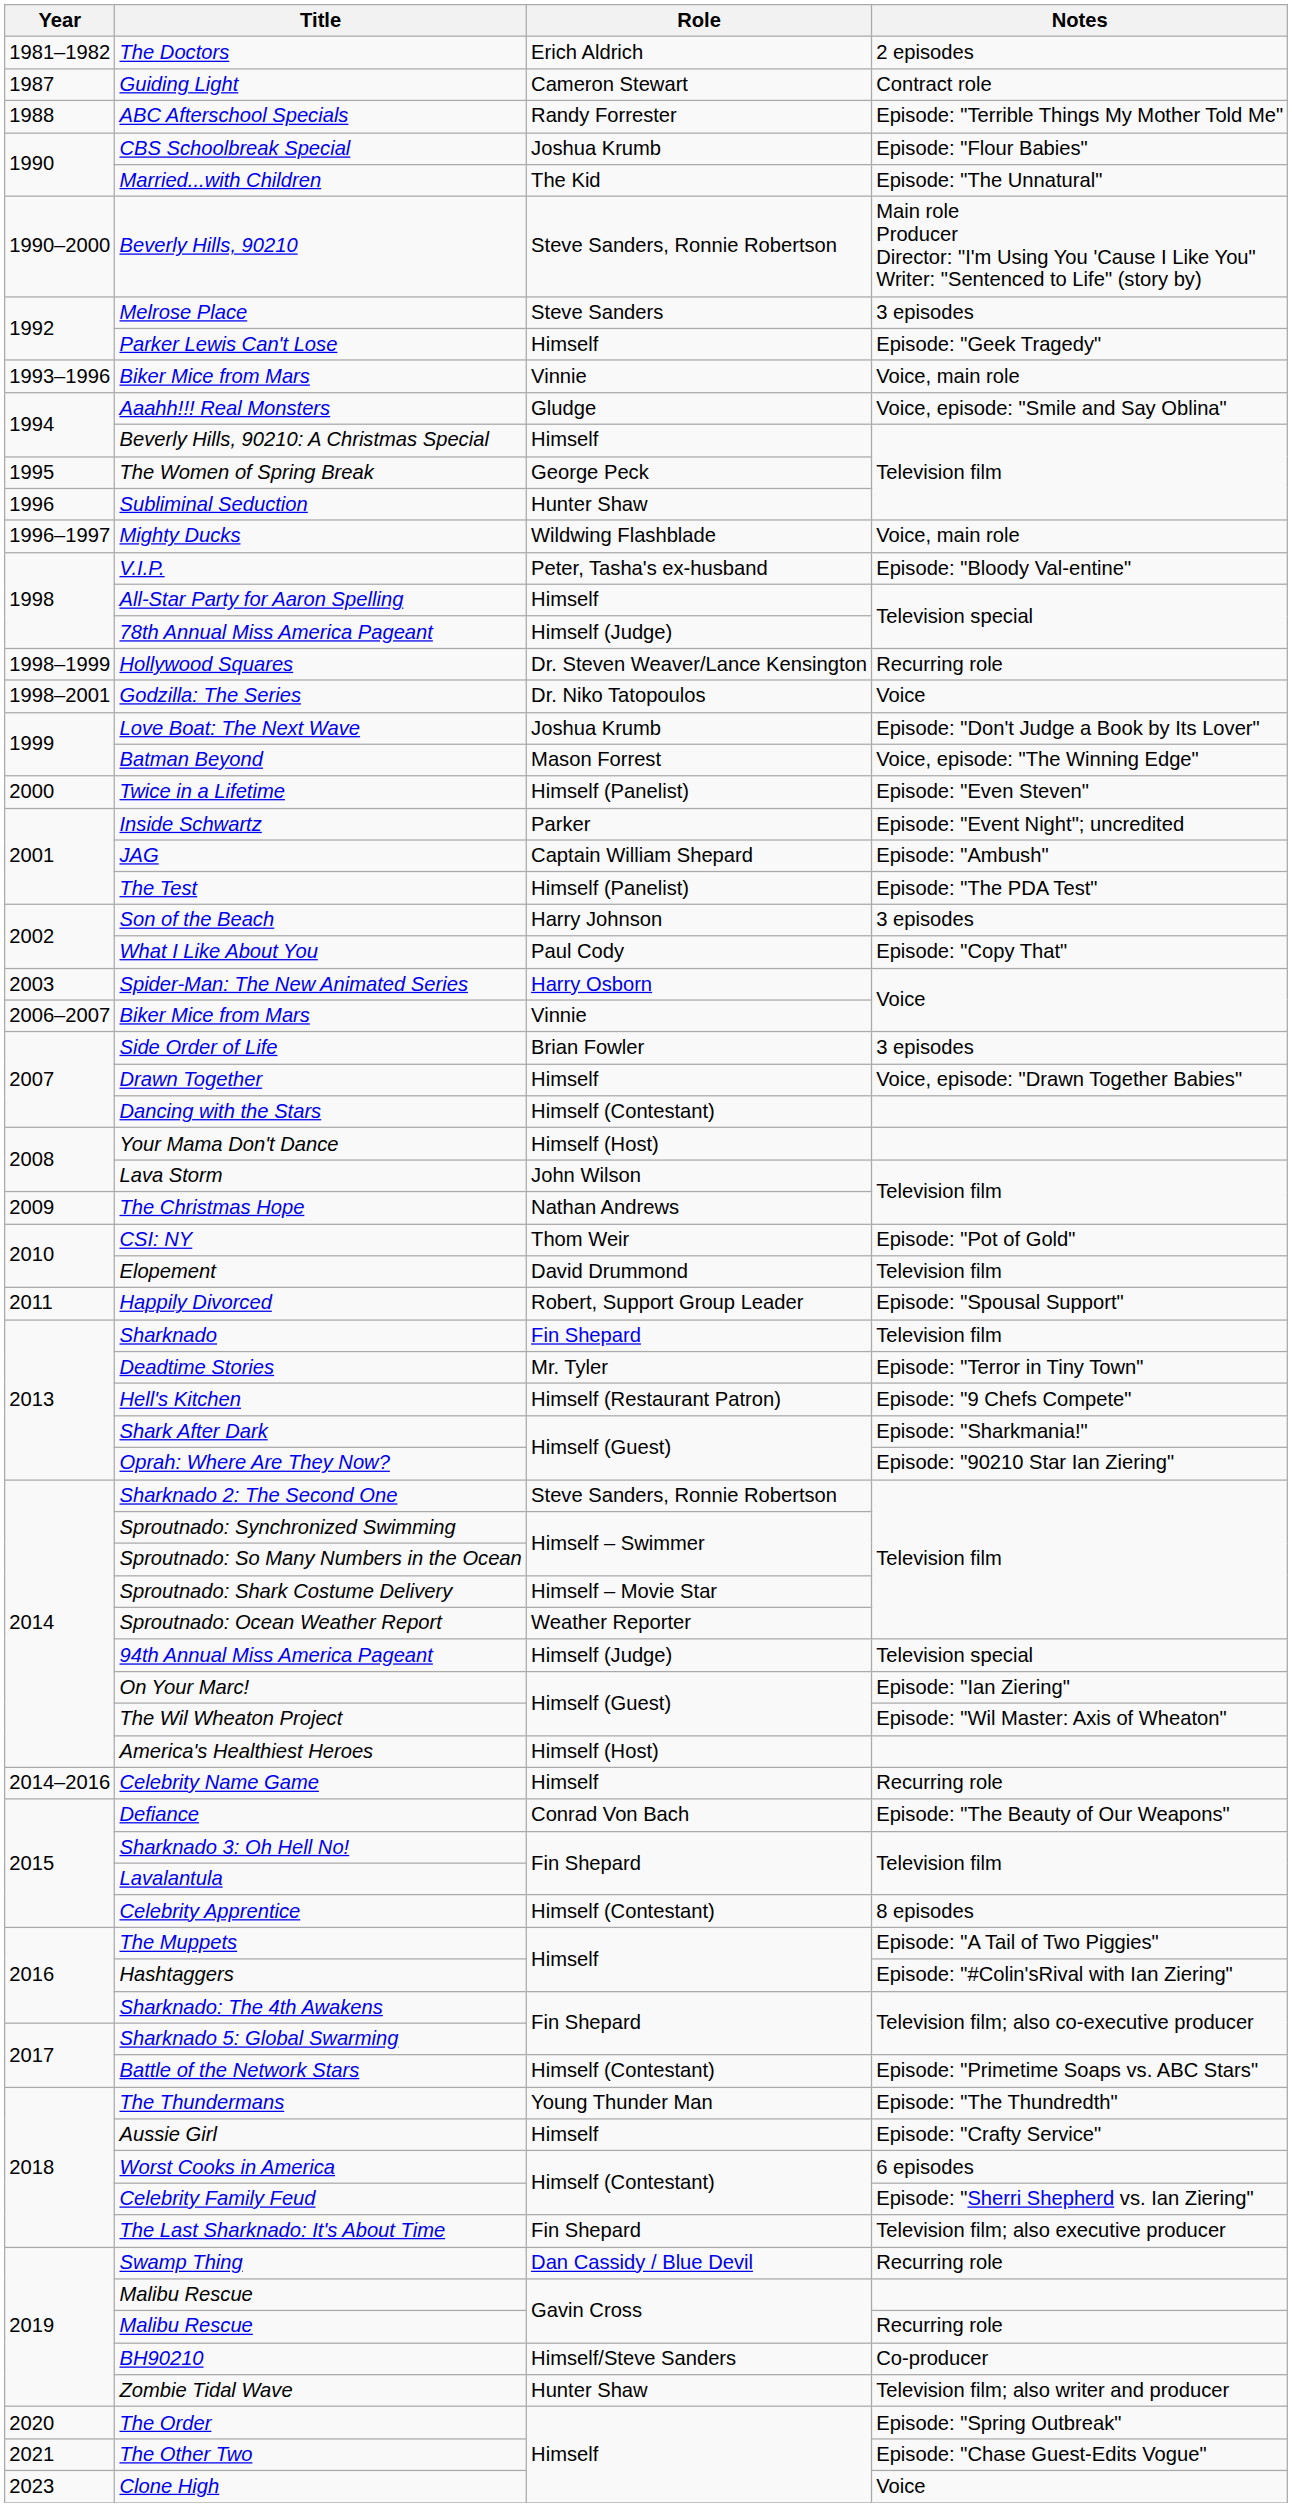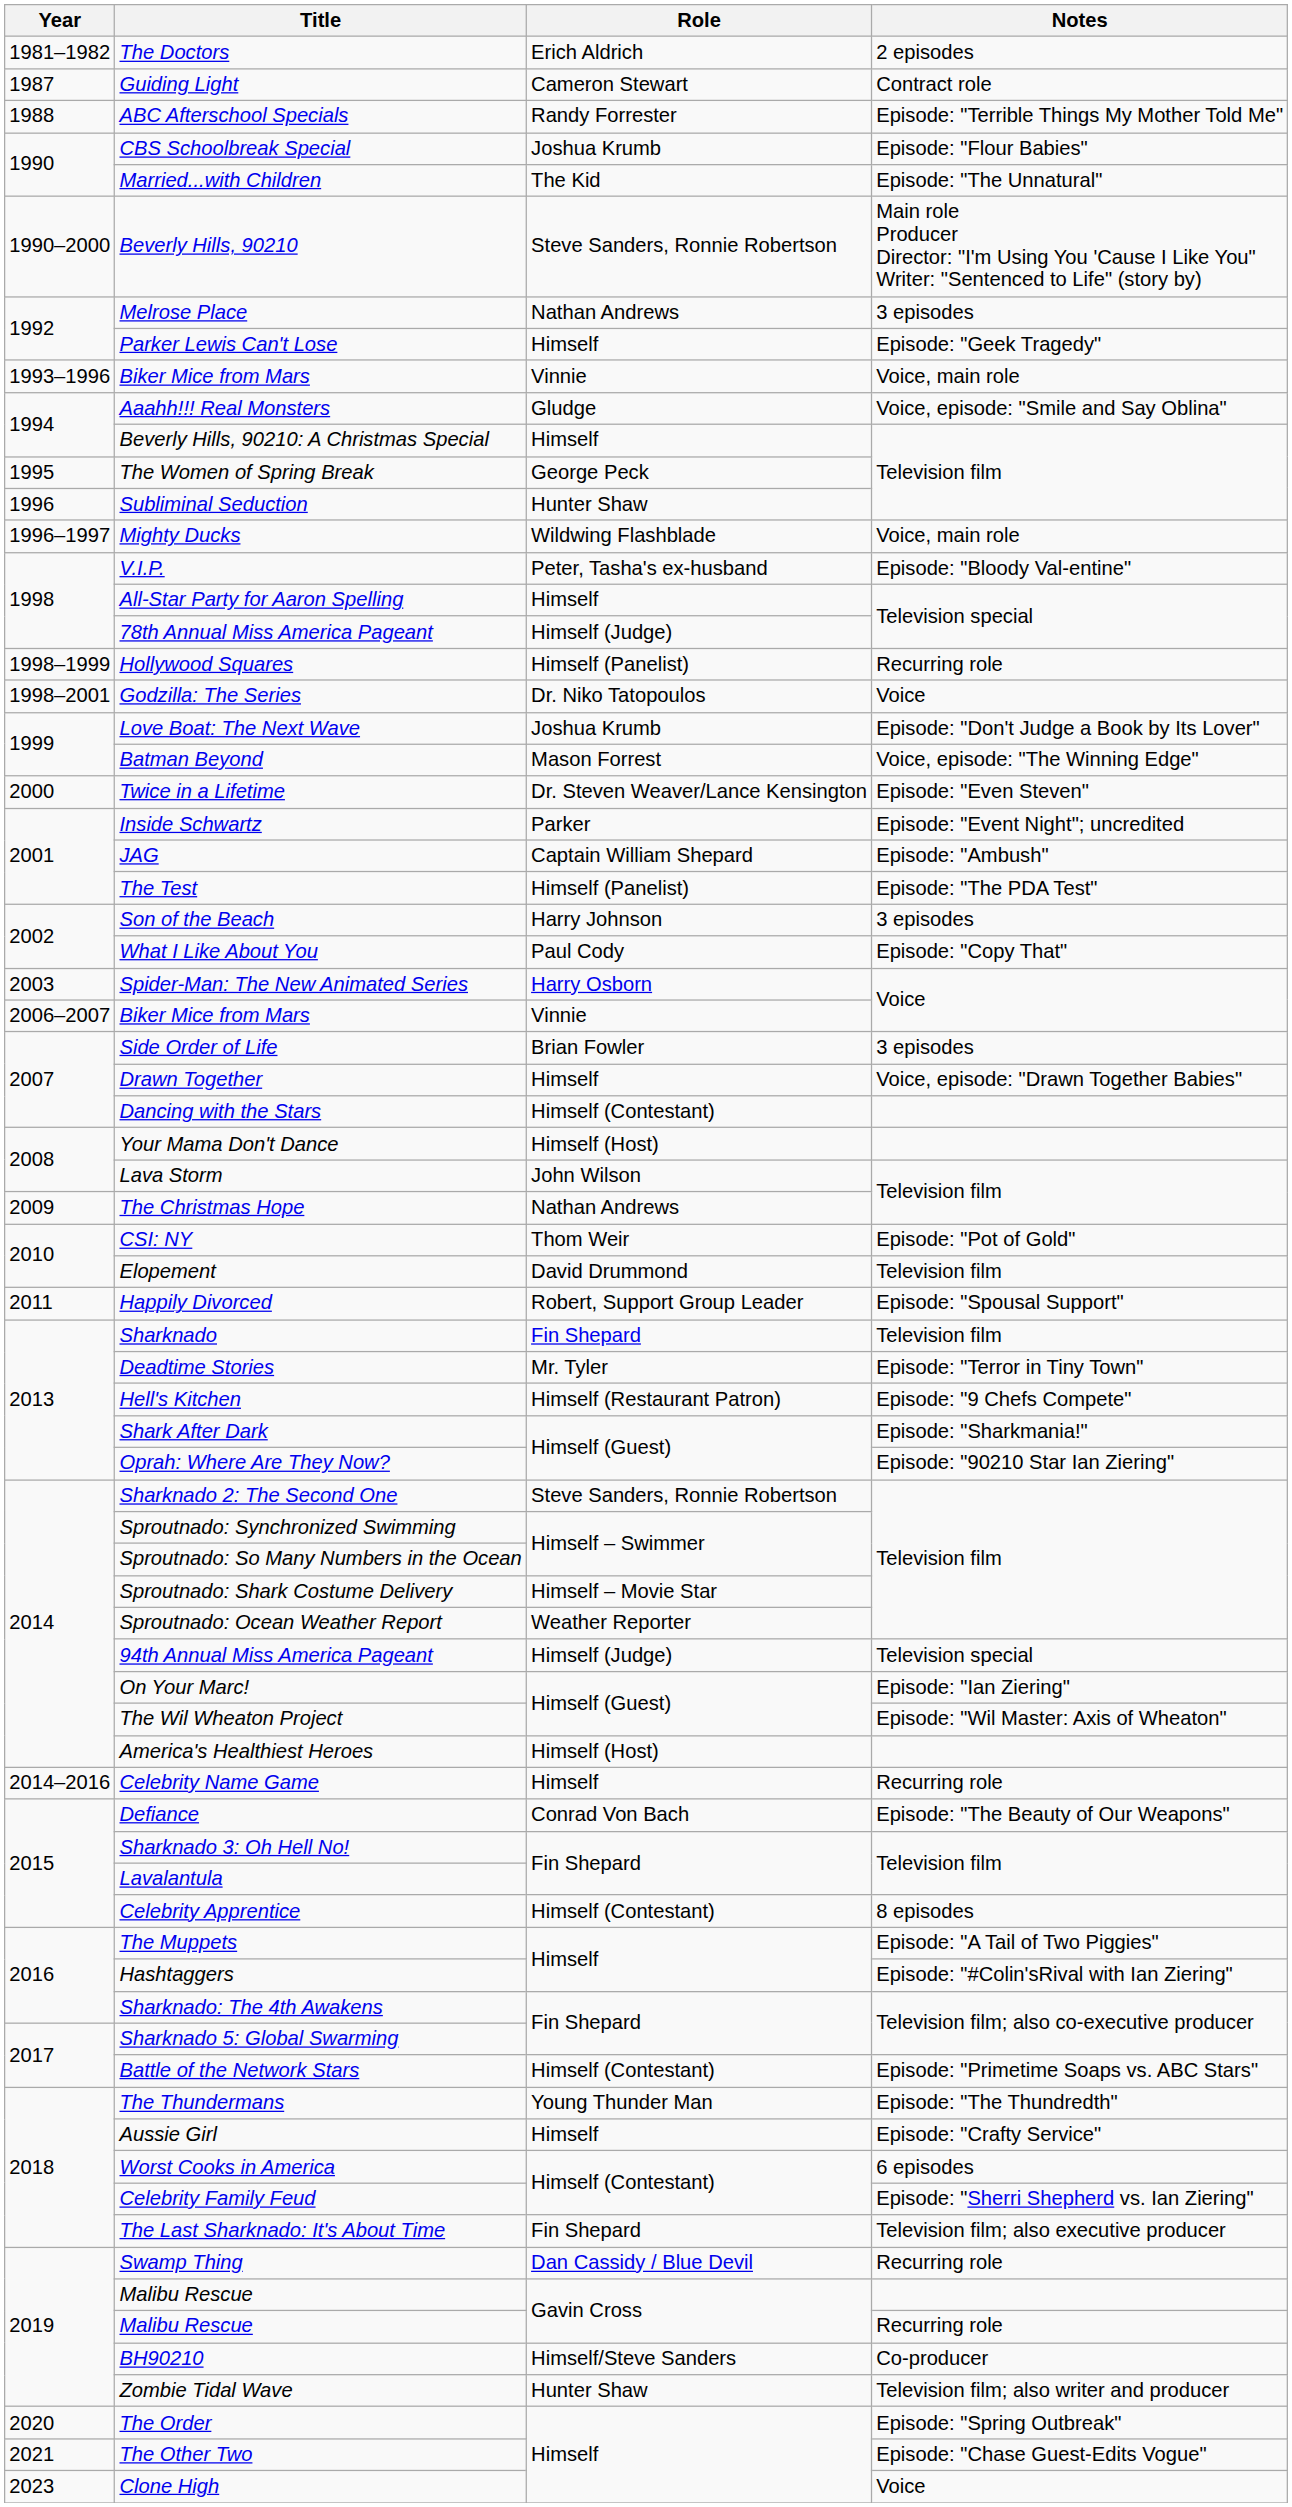(597, 312) Steve Sanders -> (605, 312) Nathan Andrews
(699, 664) Dr. Steven Weaver/Lance Kensington -> (610, 664) Himself (Panelist)
(610, 791) Himself (Panelist) -> (699, 791) Dr. Steven Weaver/Lance Kensington
